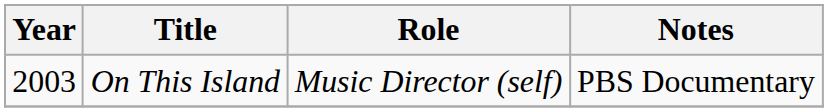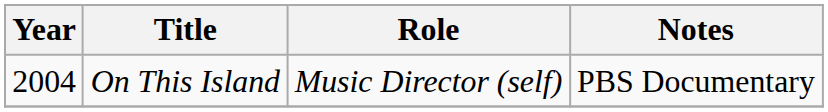(44, 80) 2003 -> (44, 80) 2004
